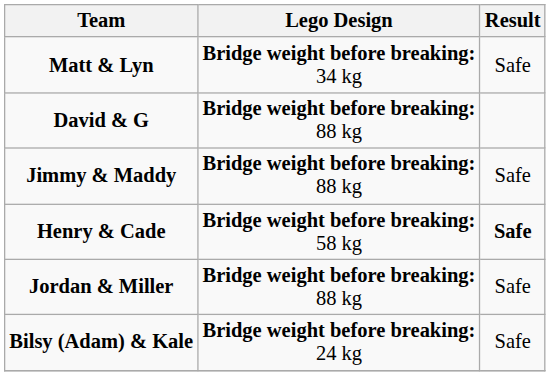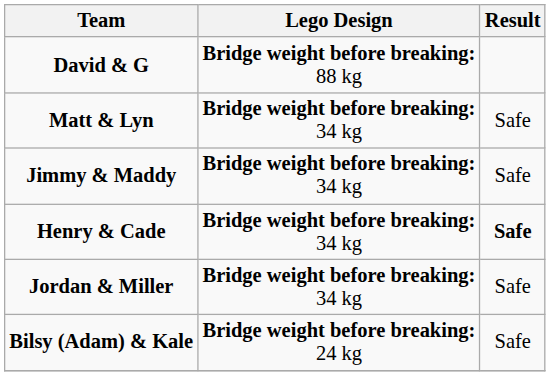rows swapped: (101, 120) <-> (101, 64)
(339, 175) Bridge weight before breaking: 88 kg -> (339, 175) Bridge weight before breaking: 34 kg
(339, 231) Bridge weight before breaking: 58 kg -> (339, 231) Bridge weight before breaking: 34 kg
(339, 286) Bridge weight before breaking: 88 kg -> (339, 286) Bridge weight before breaking: 34 kg
